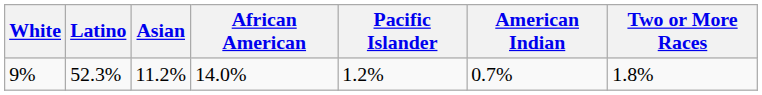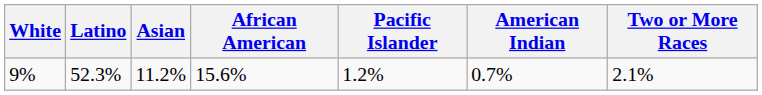(221, 74) 14.0% -> (221, 74) 15.6%
(633, 74) 1.8% -> (633, 74) 2.1%
